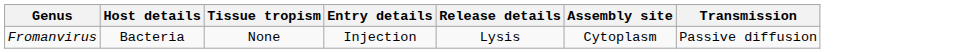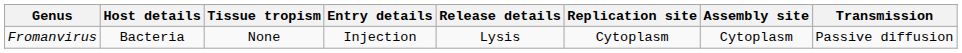+ column: (632, 16)
